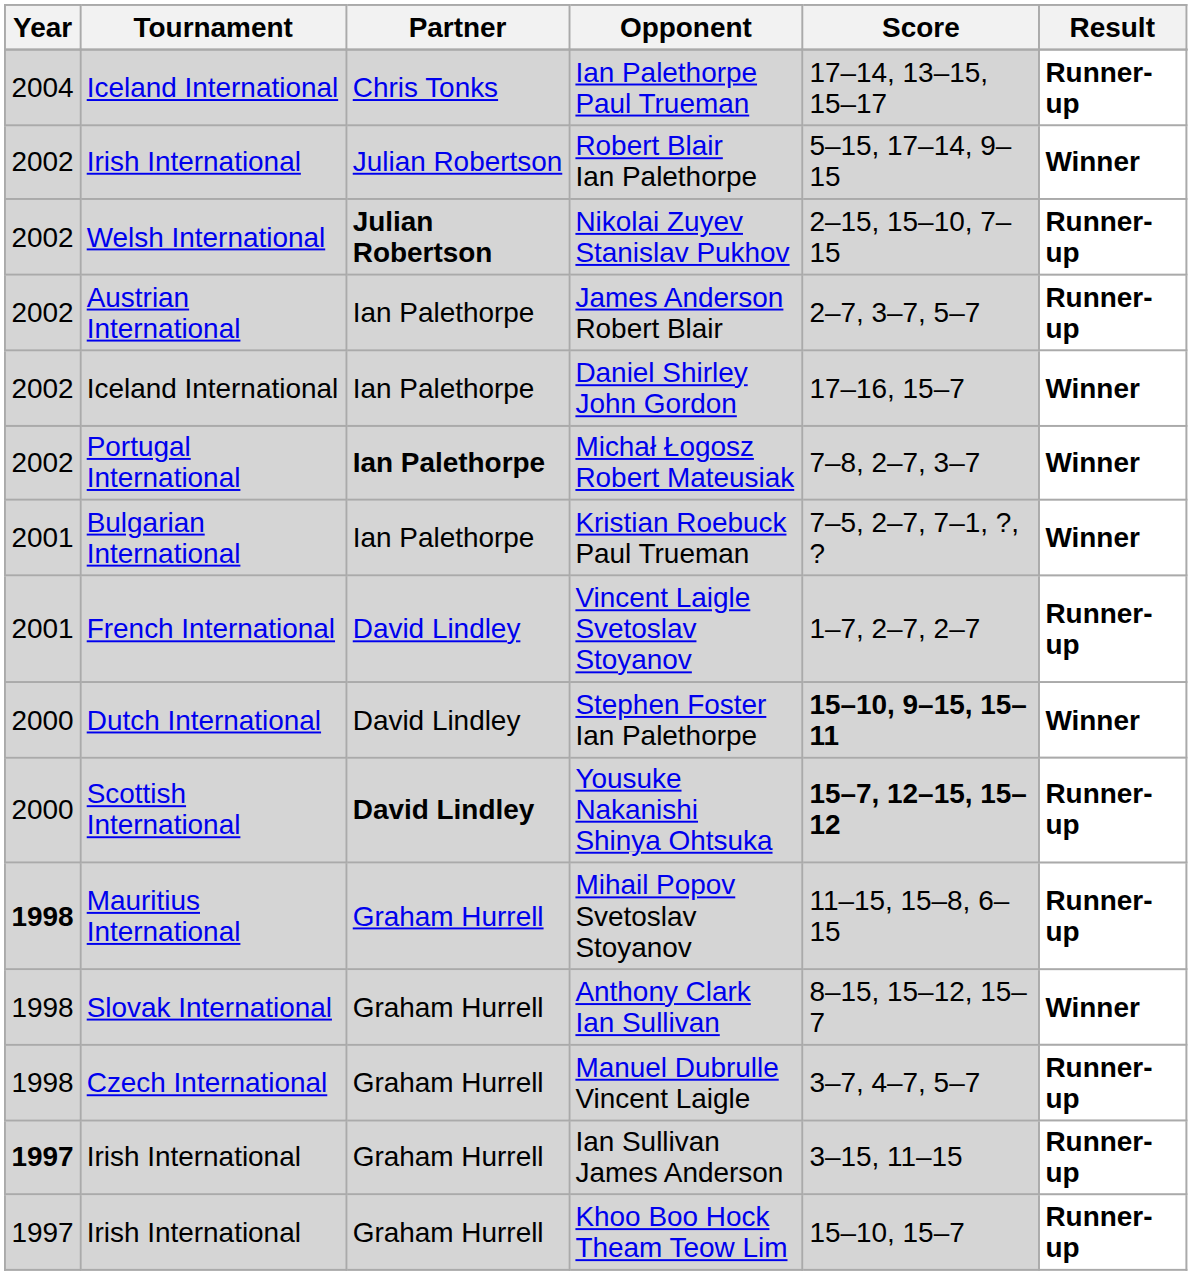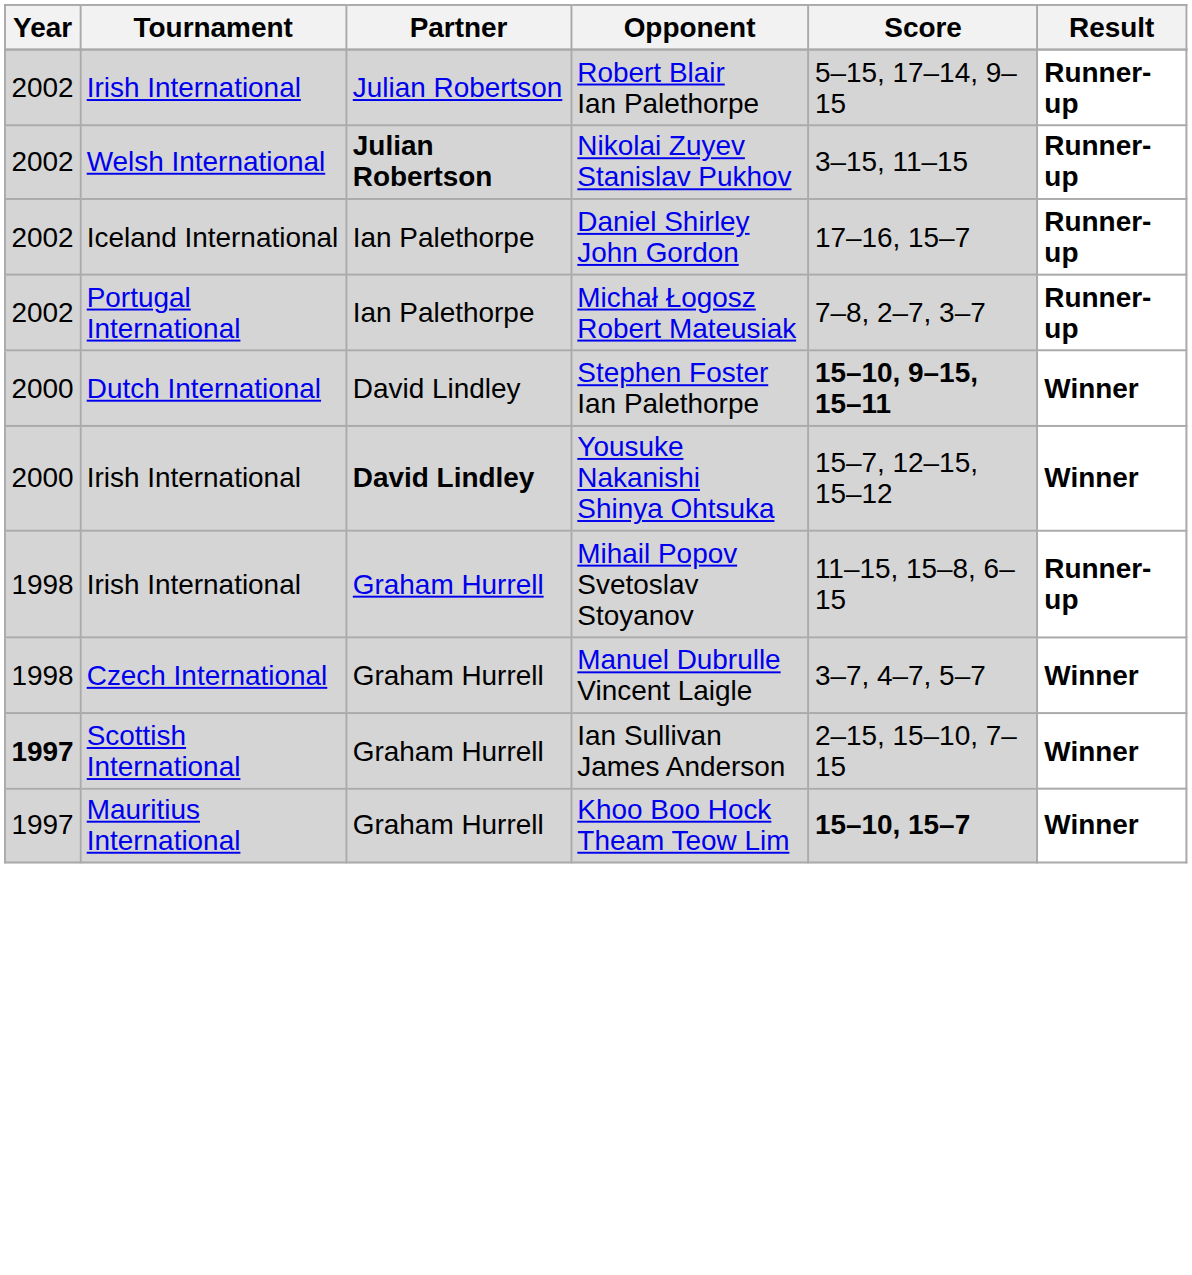- row: (666, 87)
(1093, 162) Winner -> (1098, 87) Runner-up
(910, 237) 2–15, 15–10, 7–15 -> (892, 162) 3–15, 11–15
- row: (679, 313)
(1093, 388) Winner -> (1098, 237) Runner-up
(449, 463) bold -> (444, 313) normal
(1093, 463) Winner -> (1098, 313) Runner-up
- row: (681, 538)
- row: (663, 629)
(164, 810) Scottish International -> (194, 478) Irish International
(918, 810) bold -> (896, 478) normal
(1099, 810) Runner-up -> (1092, 478) Winner
(43, 916) bold -> (43, 585) normal
(164, 916) Mauritius International -> (194, 585) Irish International
- row: (663, 1007)
(1099, 1082) Runner-up -> (1092, 675) Winner
(194, 1157) Irish International -> (164, 751) Scottish International
(886, 1157) 3–15, 11–15 -> (916, 751) 2–15, 15–10, 7–15
(1099, 1157) Runner-up -> (1092, 751) Winner
(194, 1233) Irish International -> (164, 826) Mauritius International
(887, 1233) normal -> (893, 826) bold
(1099, 1233) Runner-up -> (1092, 826) Winner
